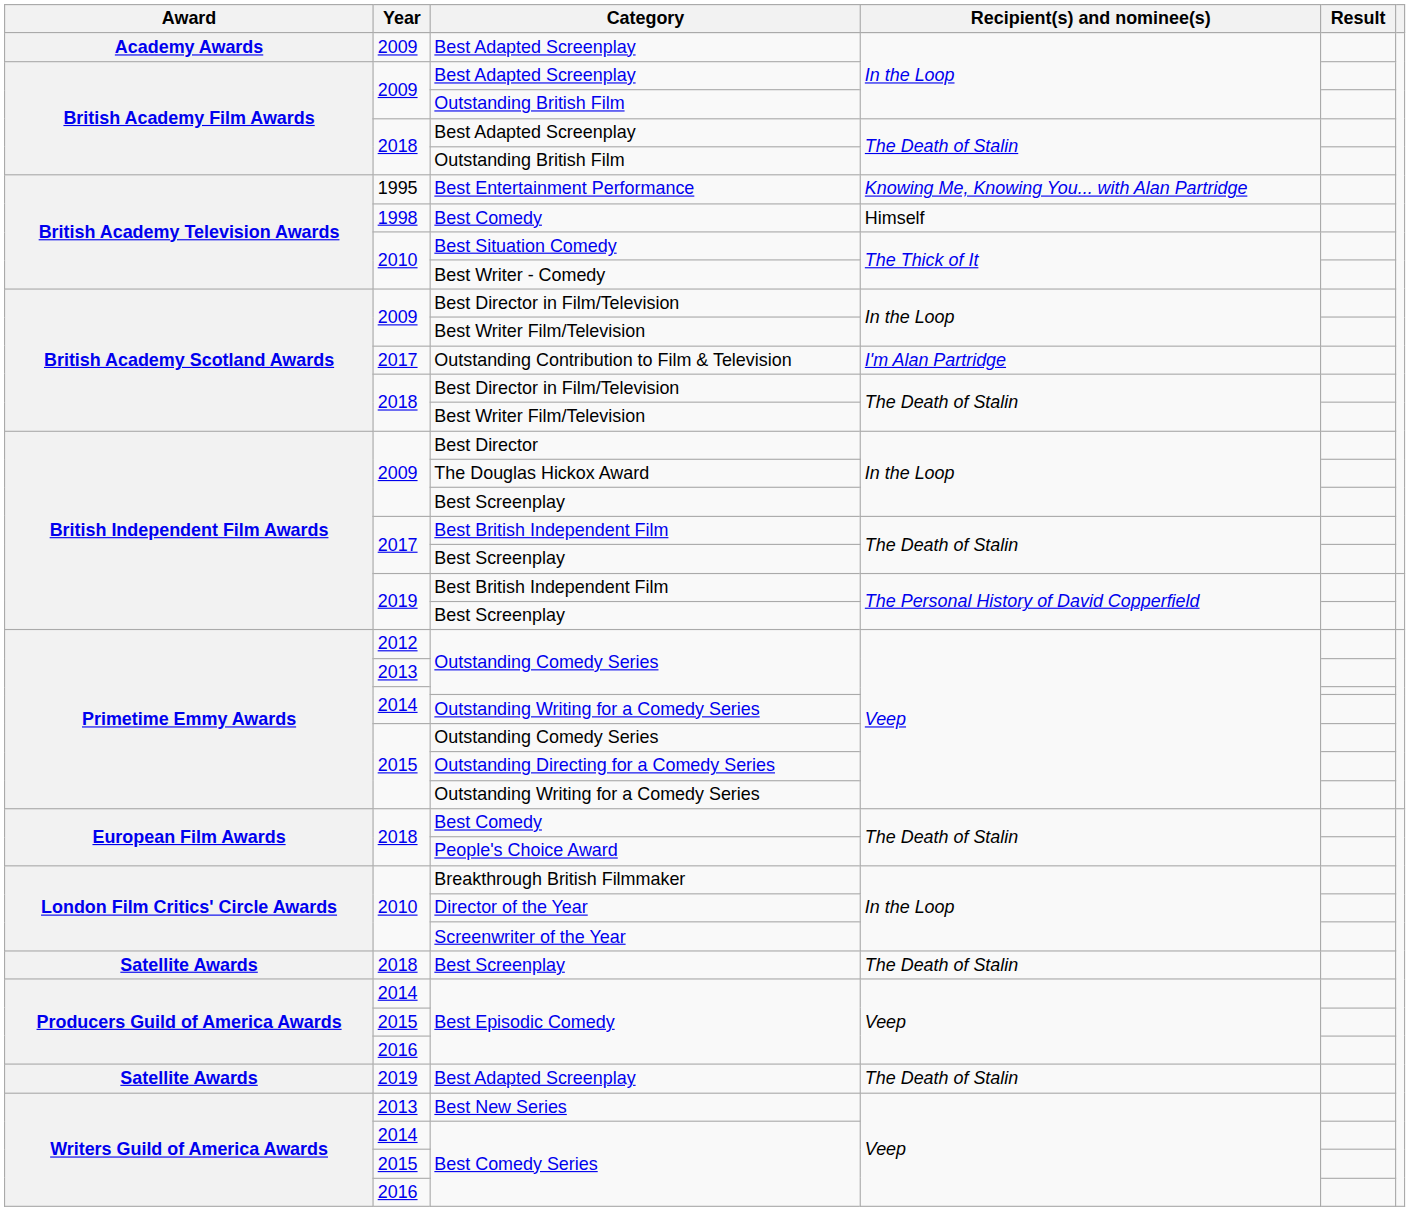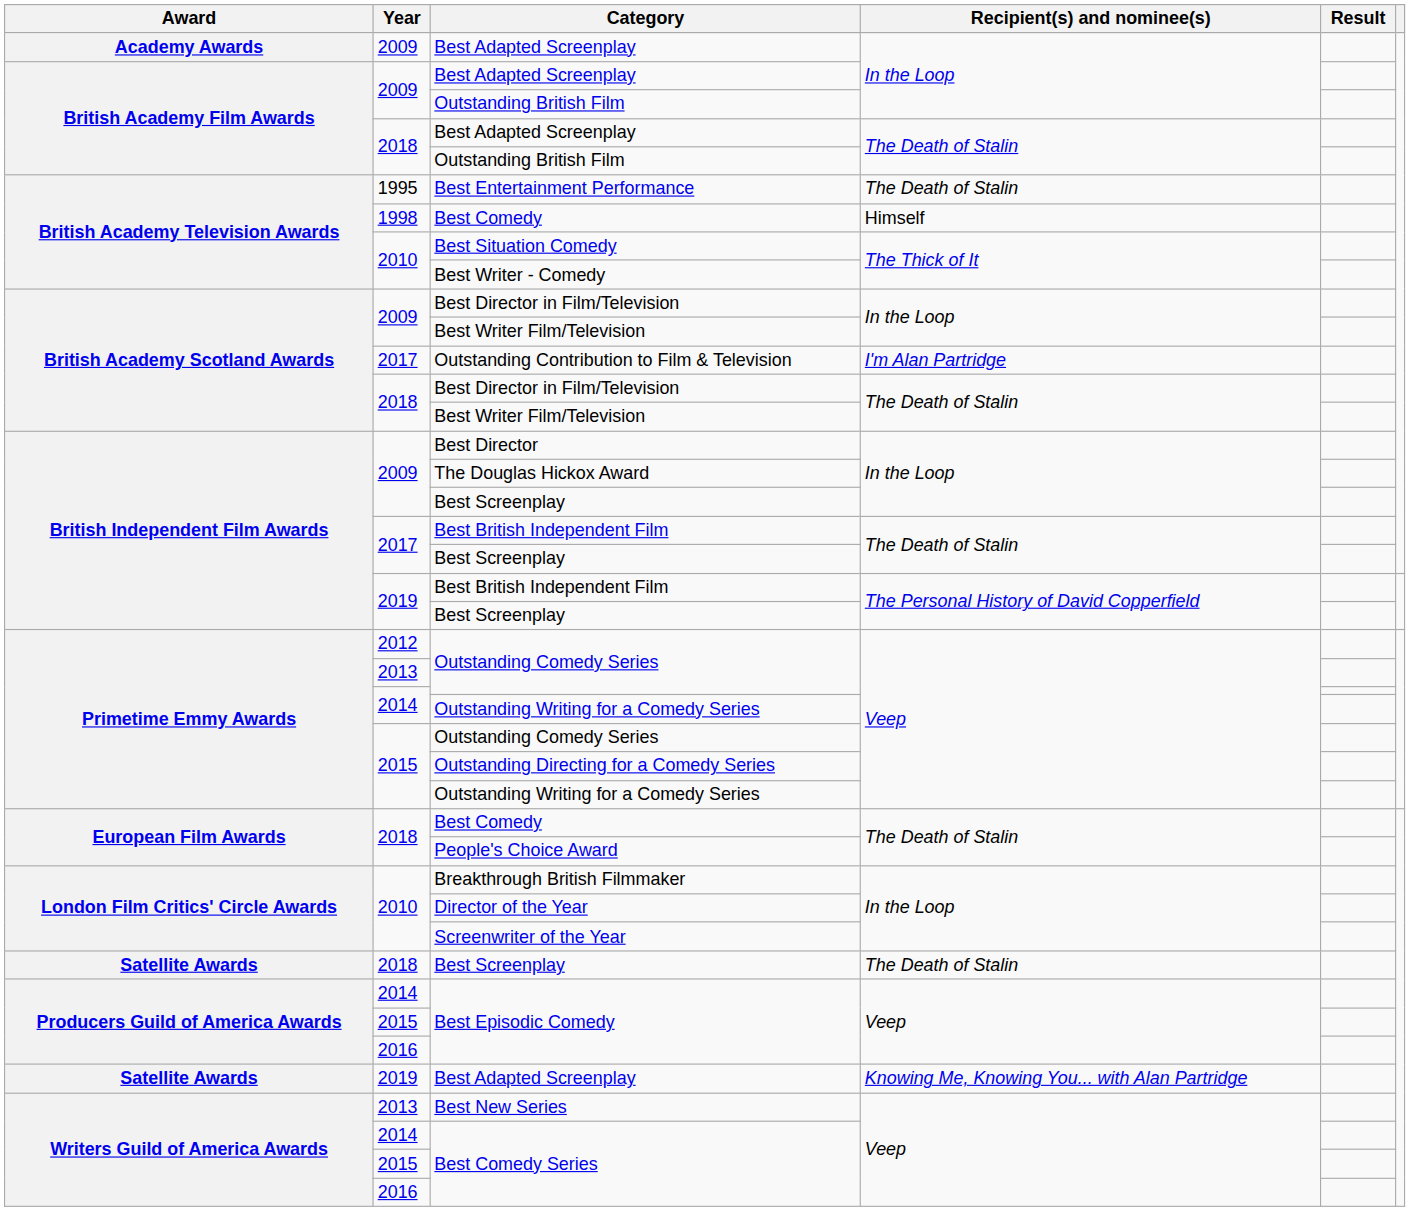(1056, 189) Knowing Me, Knowing You... with Alan Partridge -> (942, 189) The Death of Stalin
(942, 1078) The Death of Stalin -> (1056, 1078) Knowing Me, Knowing You... with Alan Partridge
